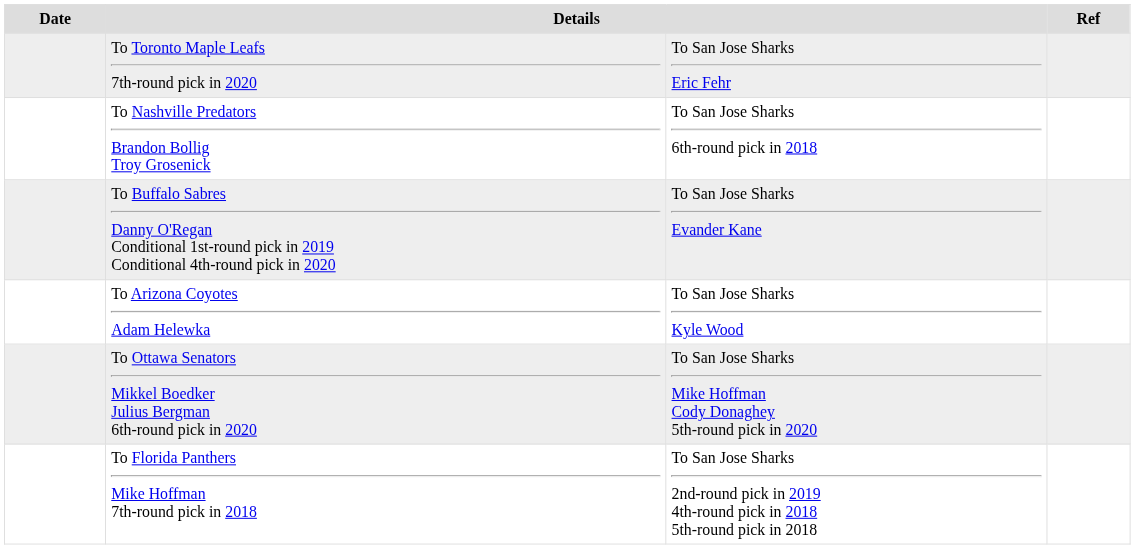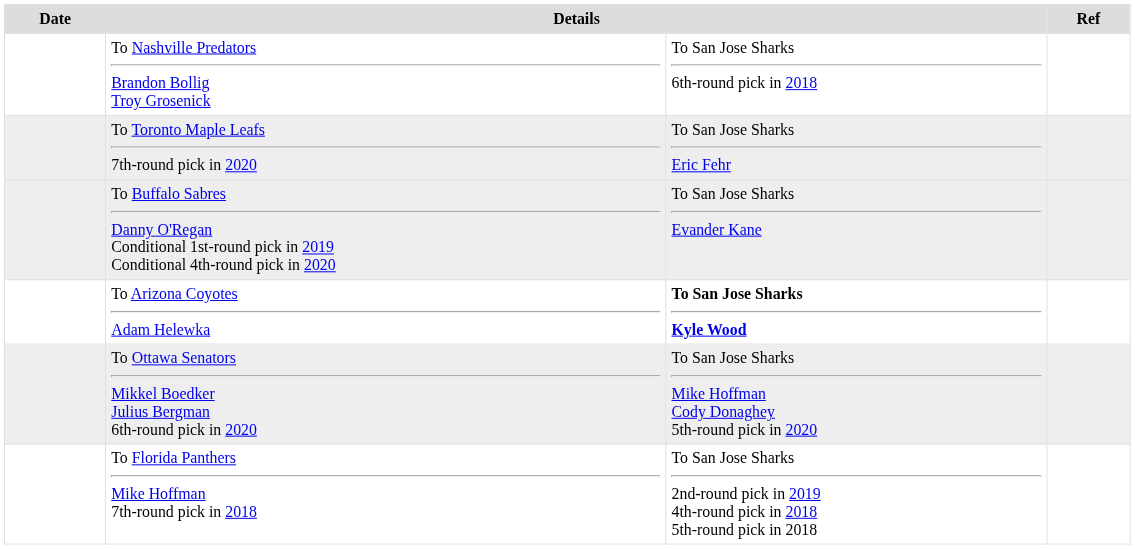rows swapped: (386, 65) <-> (386, 138)
(857, 311) normal -> (857, 311) bold
